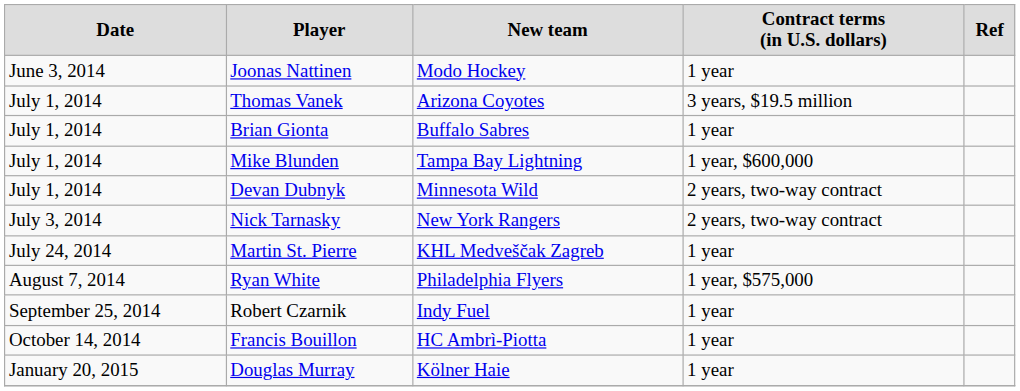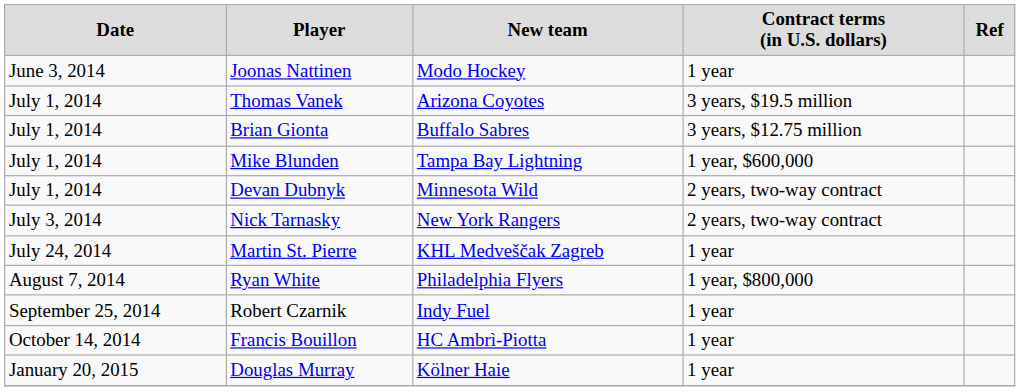(710, 130) 1 year -> (774, 130) 3 years, $12.75 million
(750, 280) 1 year, $575,000 -> (750, 280) 1 year, $800,000
